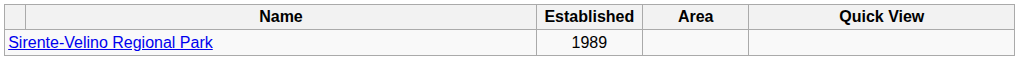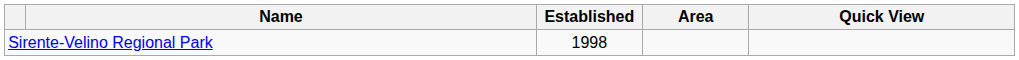(589, 42) 1989 -> (589, 42) 1998
